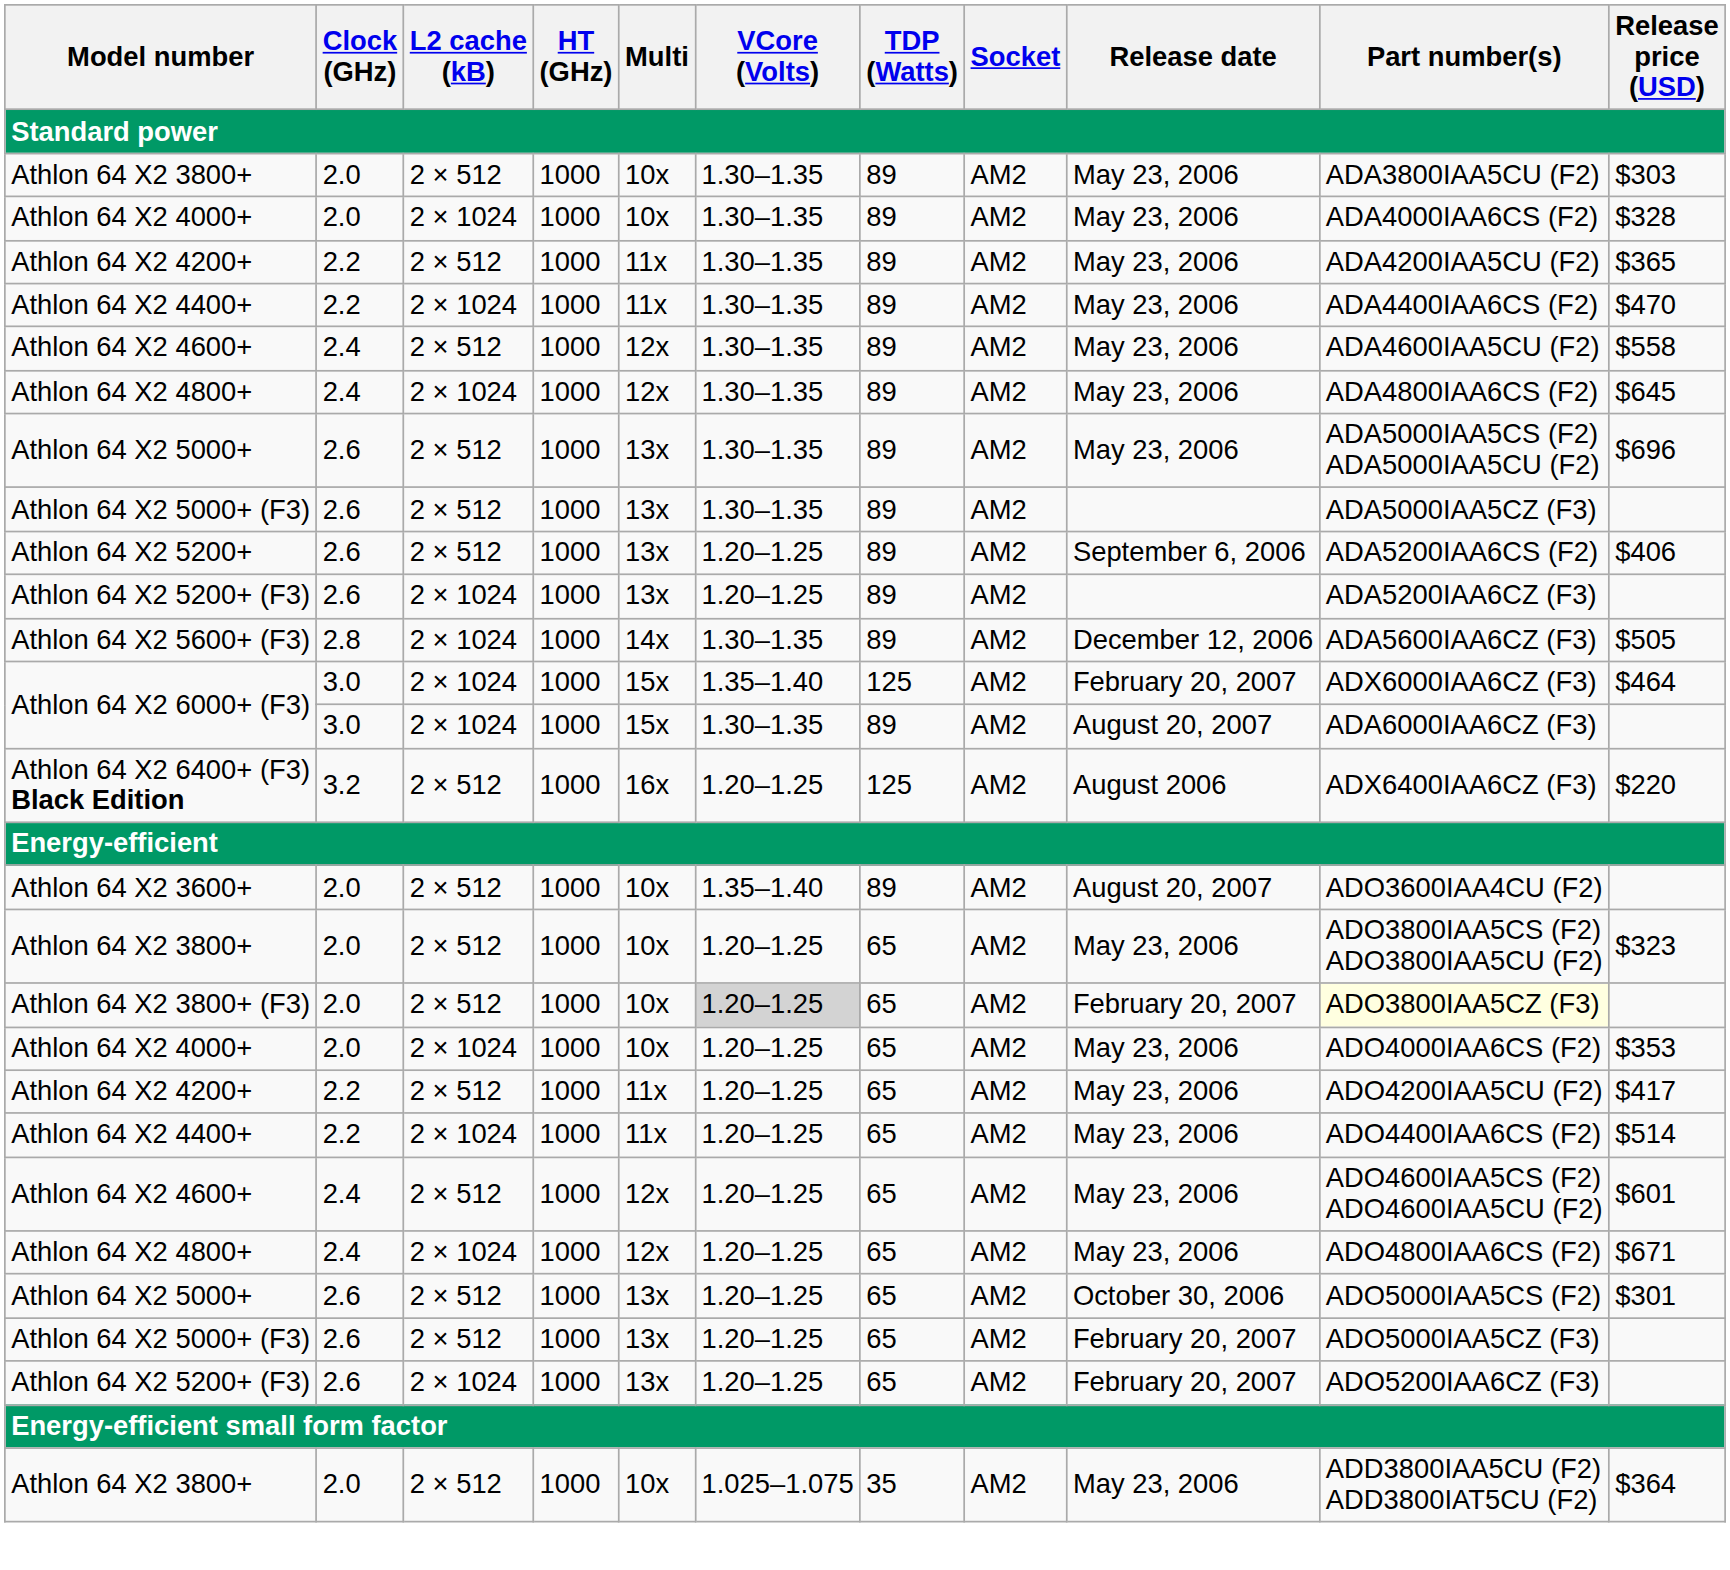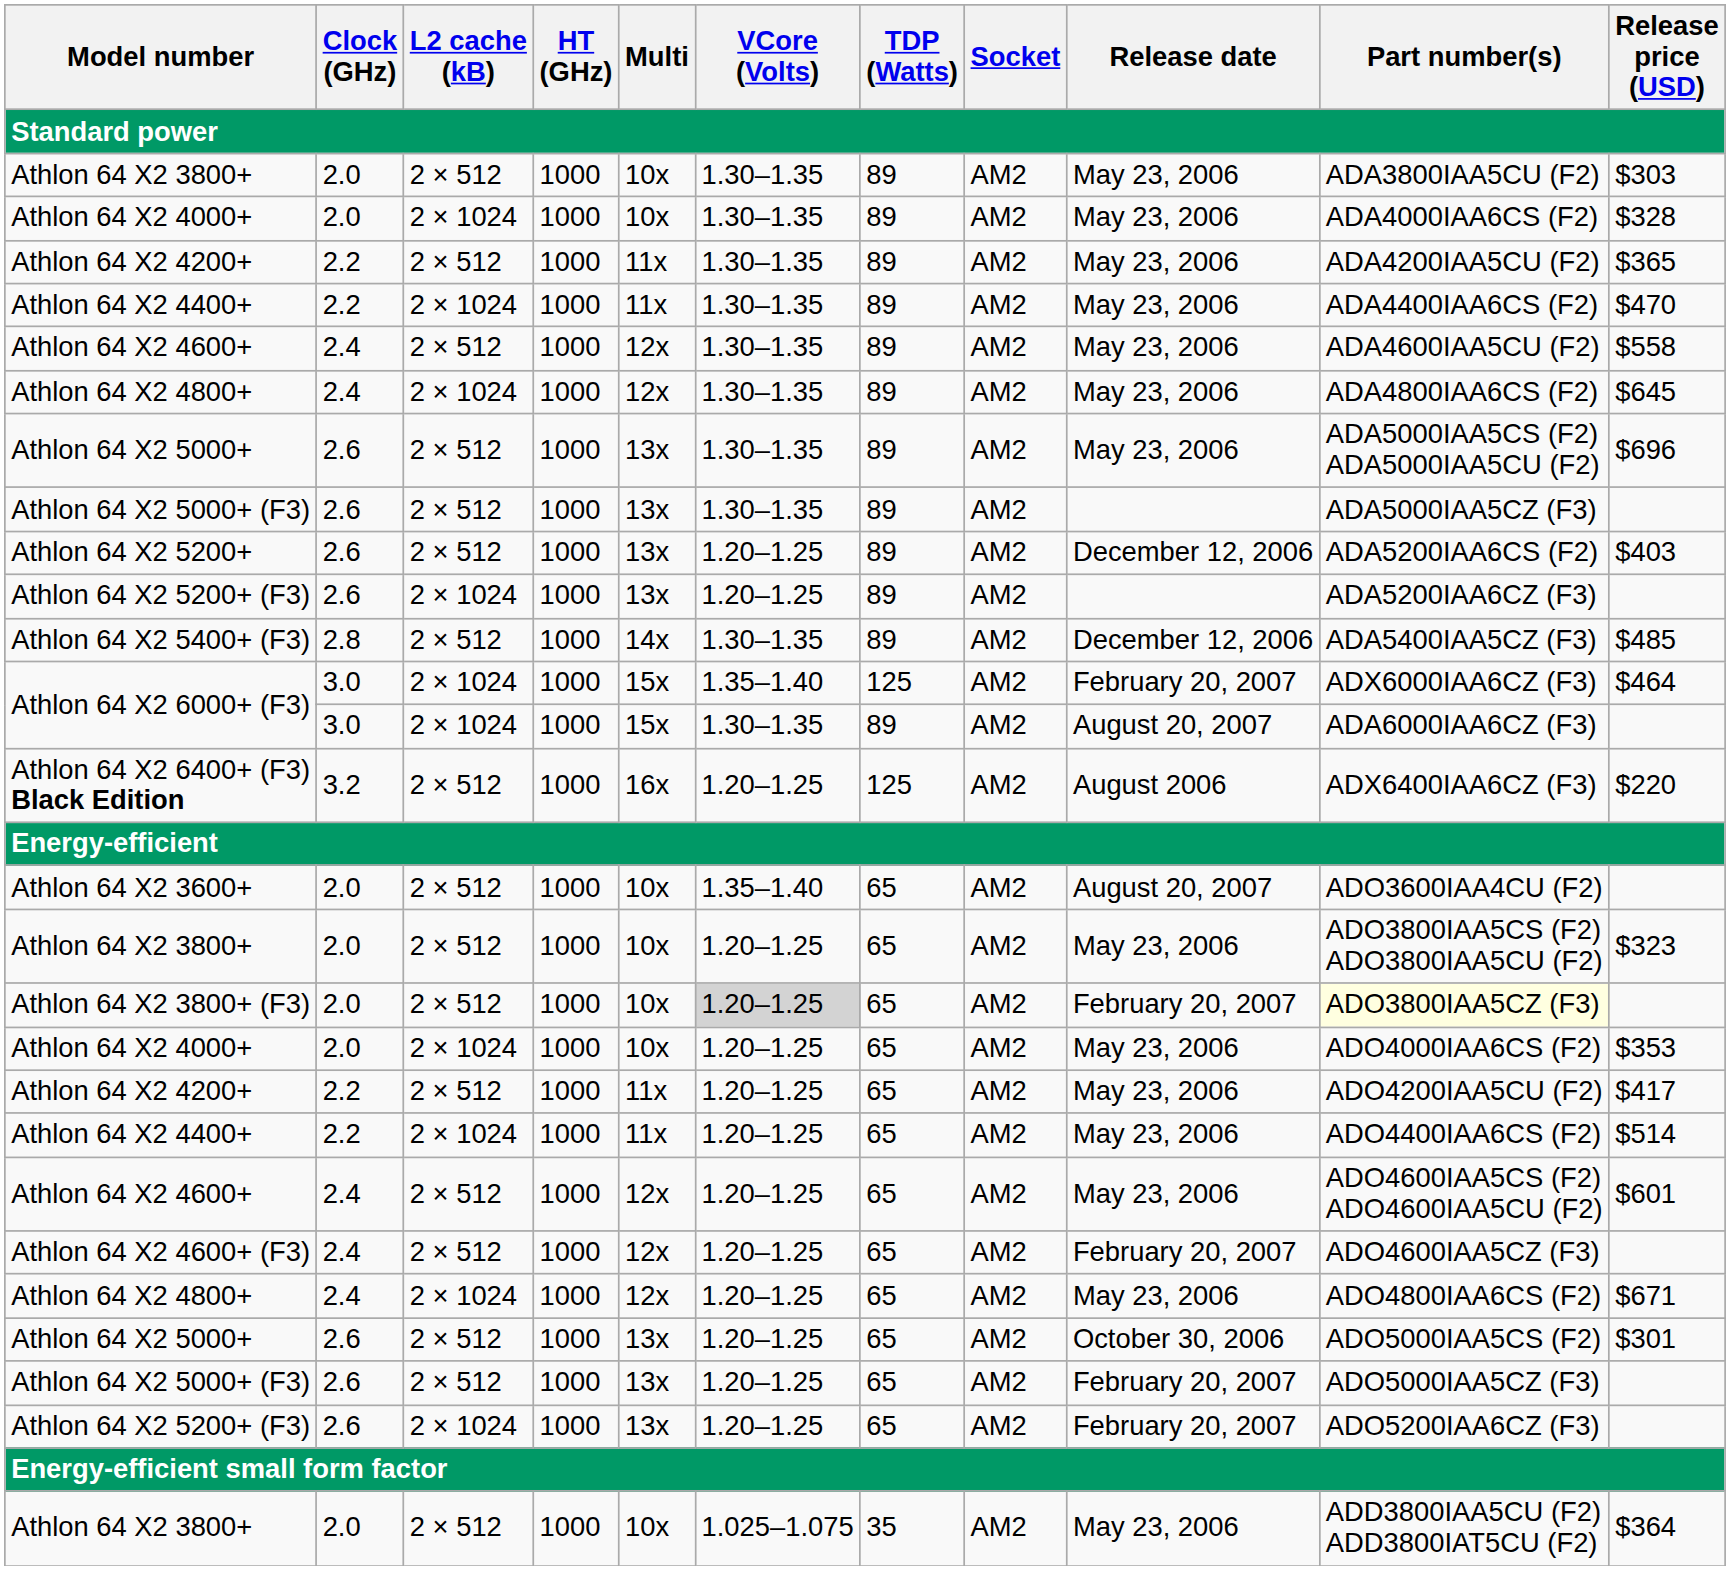(1189, 552) September 6, 2006 -> (1193, 552) December 12, 2006
(1646, 552) $406 -> (1646, 552) $403
+ row: (161, 639)
- row: (161, 639)
(881, 886) 89 -> (881, 886) 65
+ row: (161, 1252)
